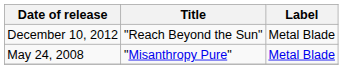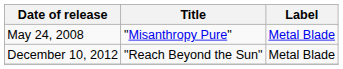rows swapped: (46, 55) <-> (63, 35)
